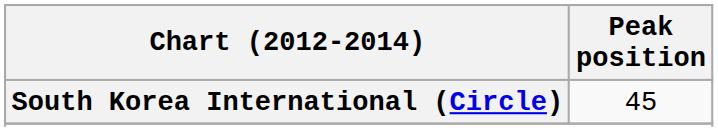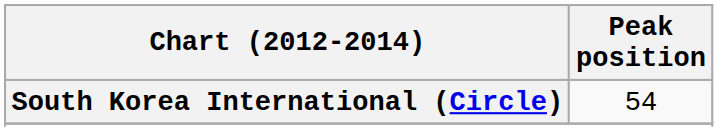(641, 102) 45 -> (641, 102) 54
